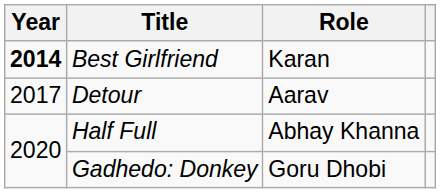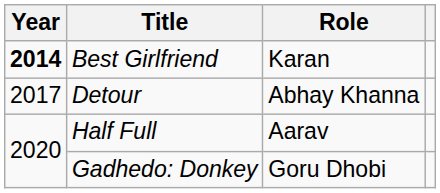(298, 95) Aarav -> (344, 95) Abhay Khanna
(344, 132) Abhay Khanna -> (298, 132) Aarav
